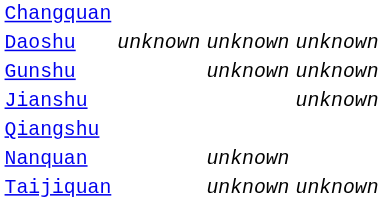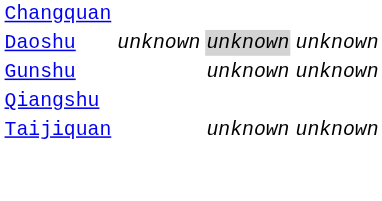(248, 43) no background -> (248, 43) lightgrey background
- row: (46, 101)
- row: (46, 158)
